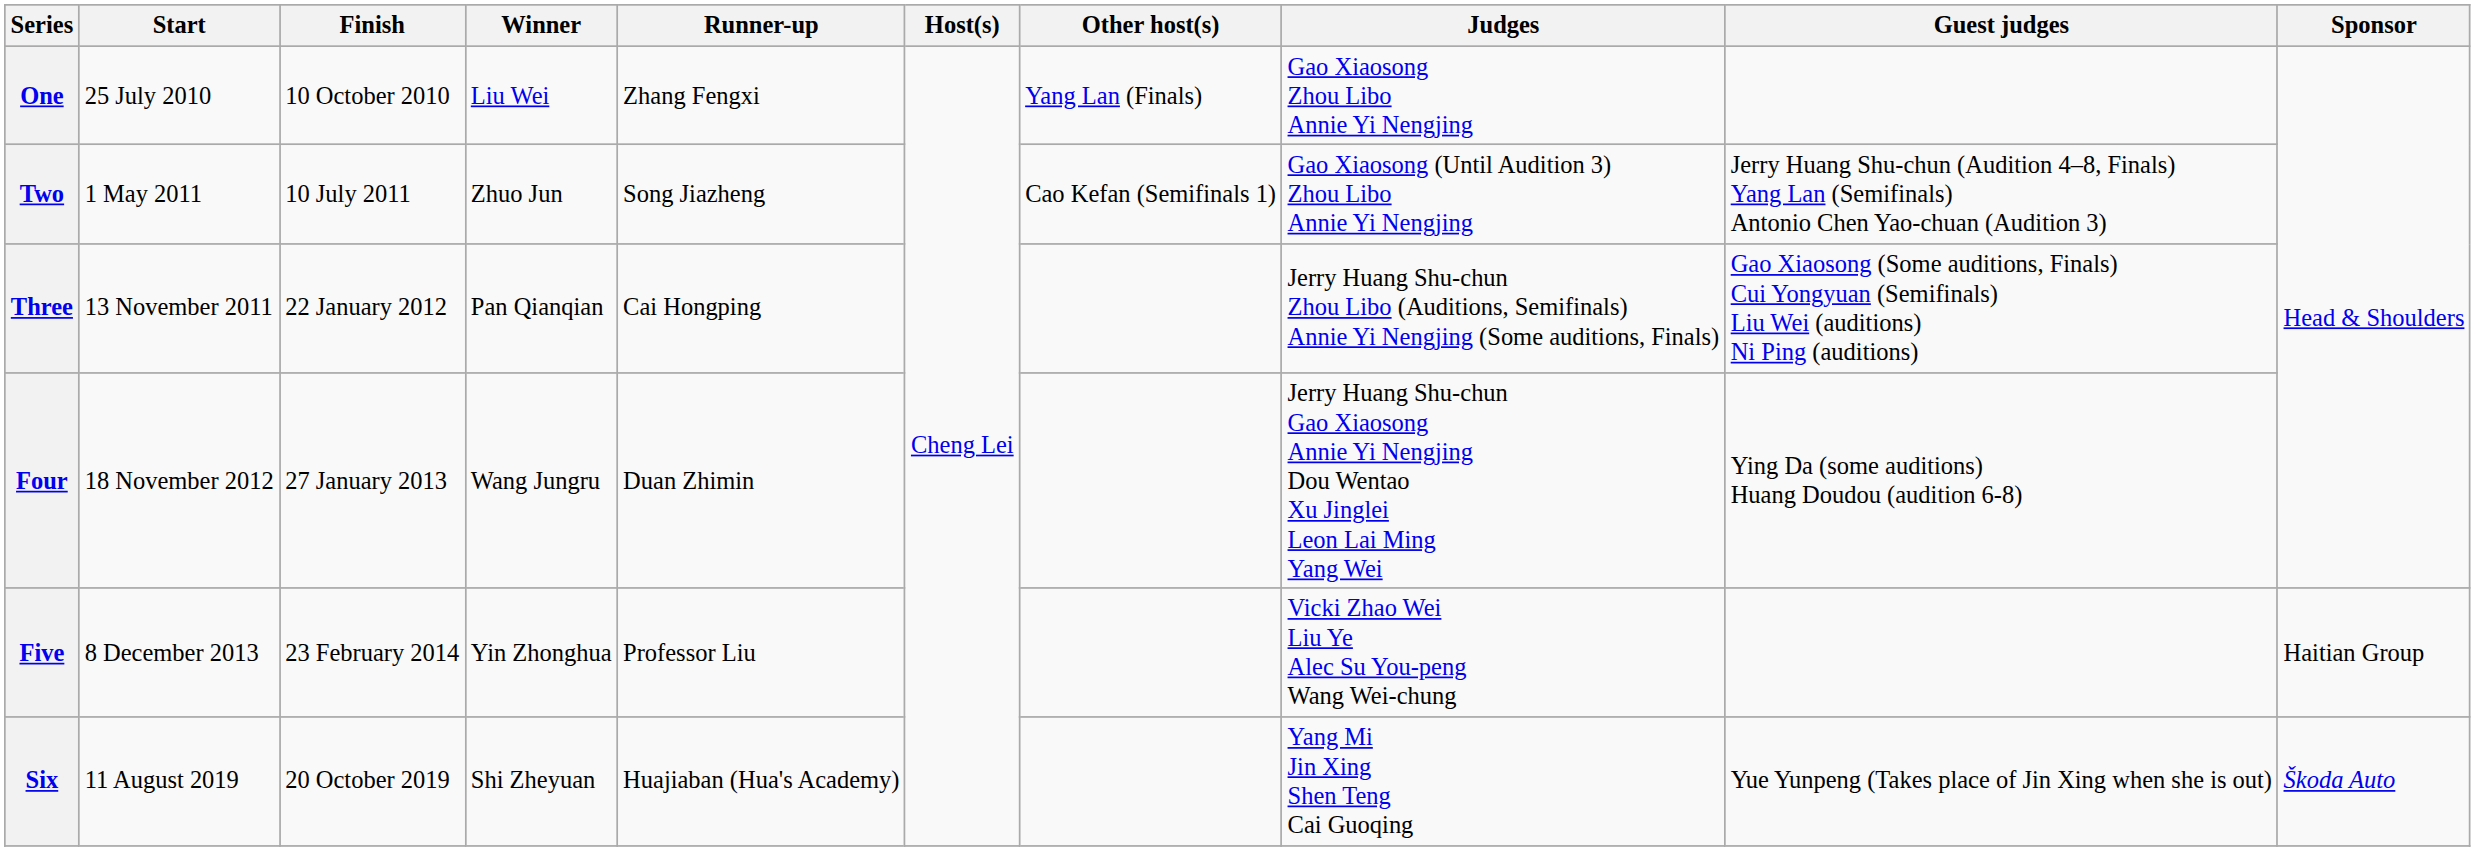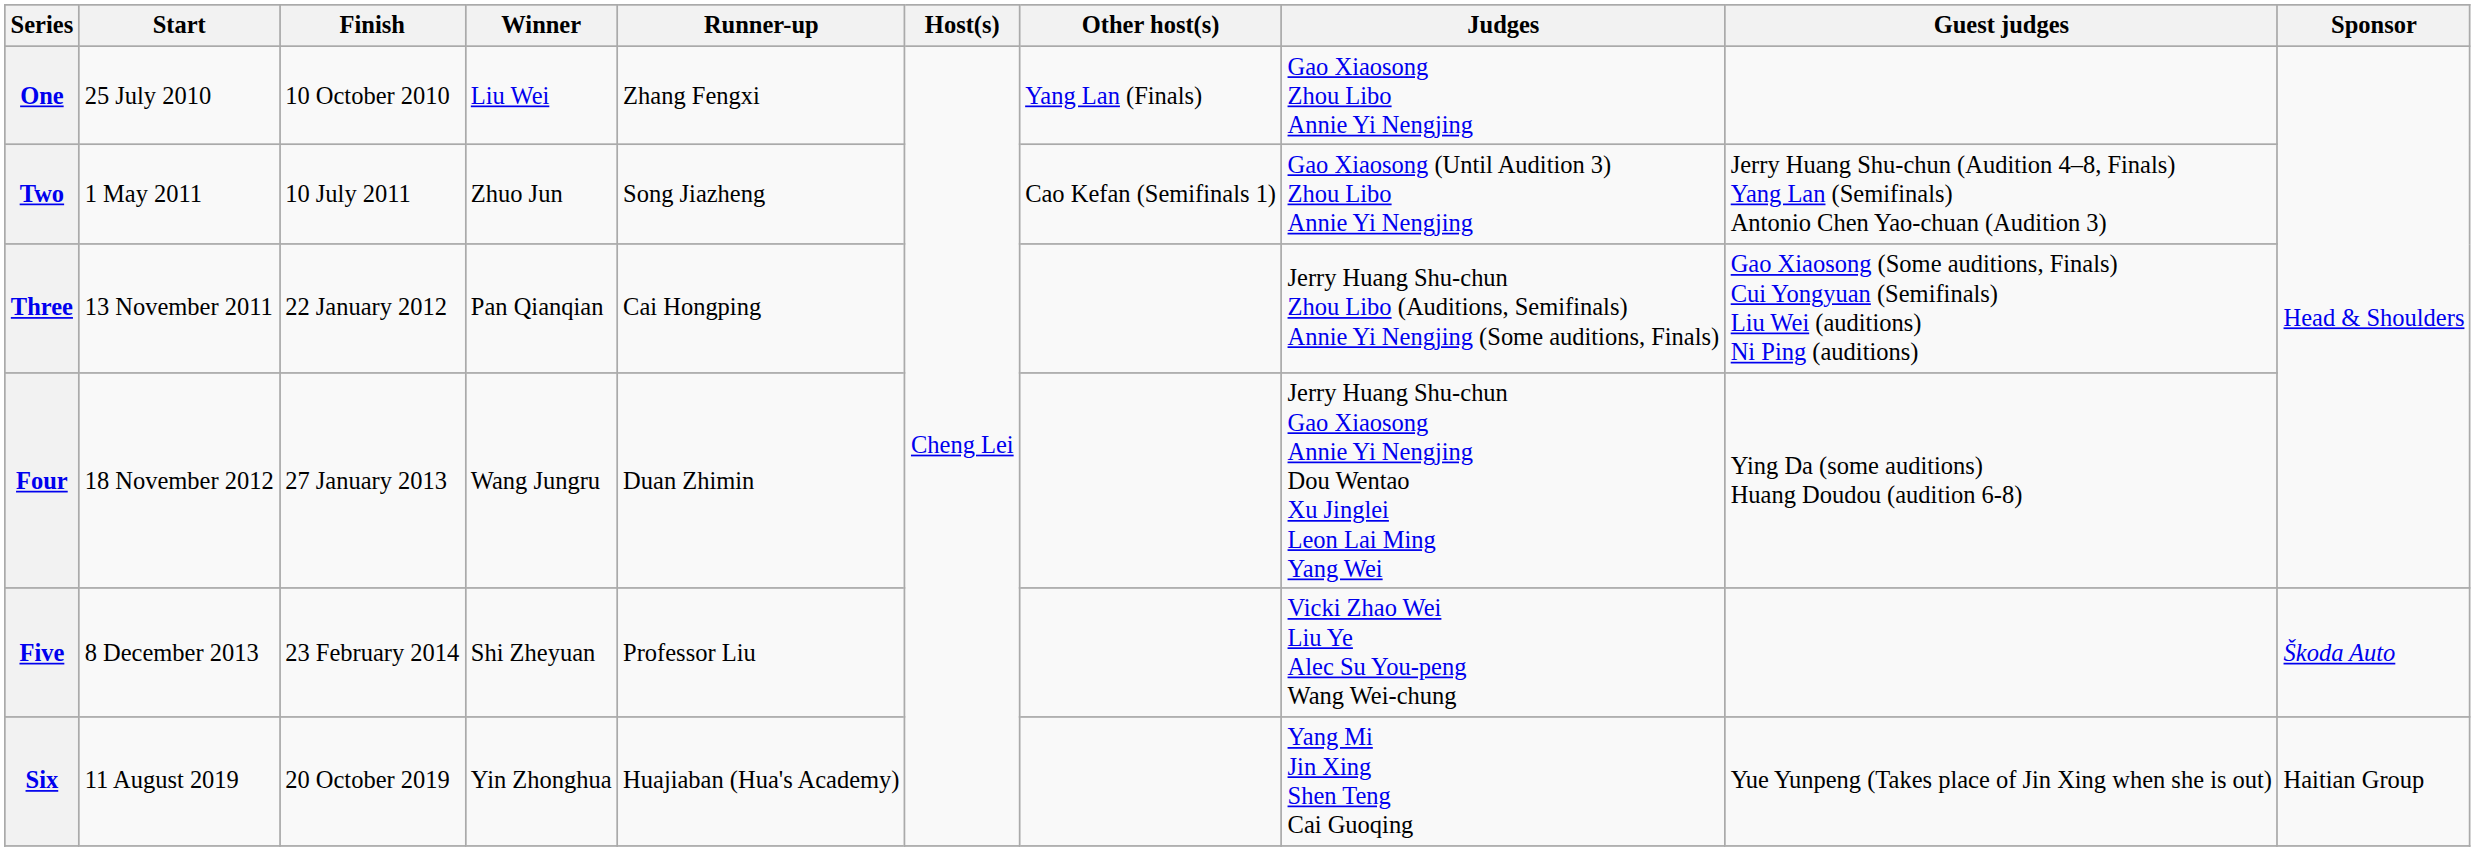(541, 652) Yin Zhonghua -> (533, 652) Shi Zheyuan
(2354, 652) Haitian Group -> (2339, 652) Škoda Auto
(533, 781) Shi Zheyuan -> (541, 781) Yin Zhonghua
(2339, 781) Škoda Auto -> (2354, 781) Haitian Group
